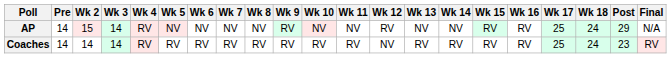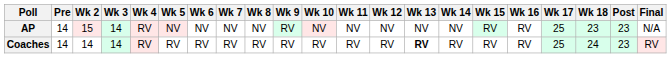(387, 28) RV -> (387, 28) NV
(593, 28) 24 -> (593, 28) 23
(624, 28) 29 -> (624, 28) 23
(387, 45) NV -> (387, 45) RV
(421, 45) normal -> (421, 45) bold
